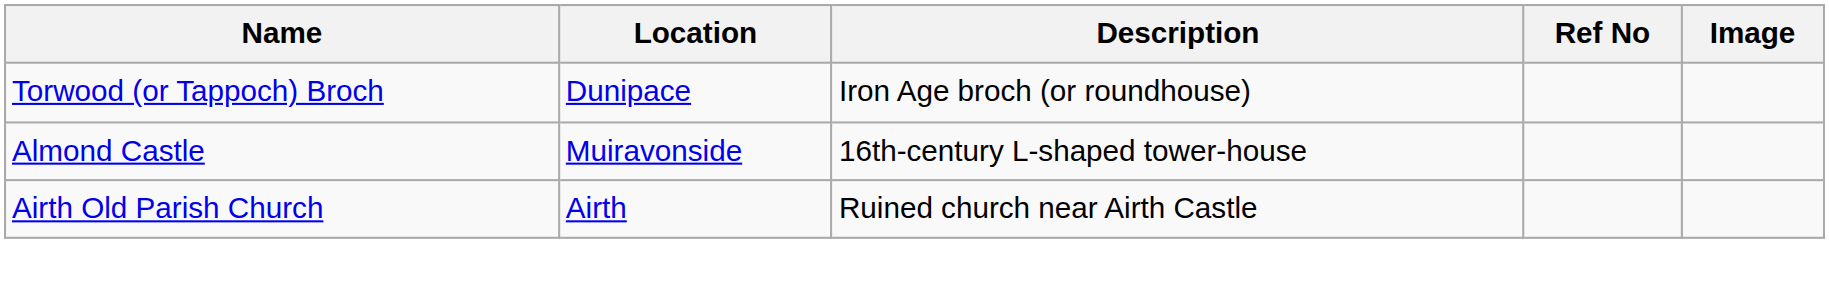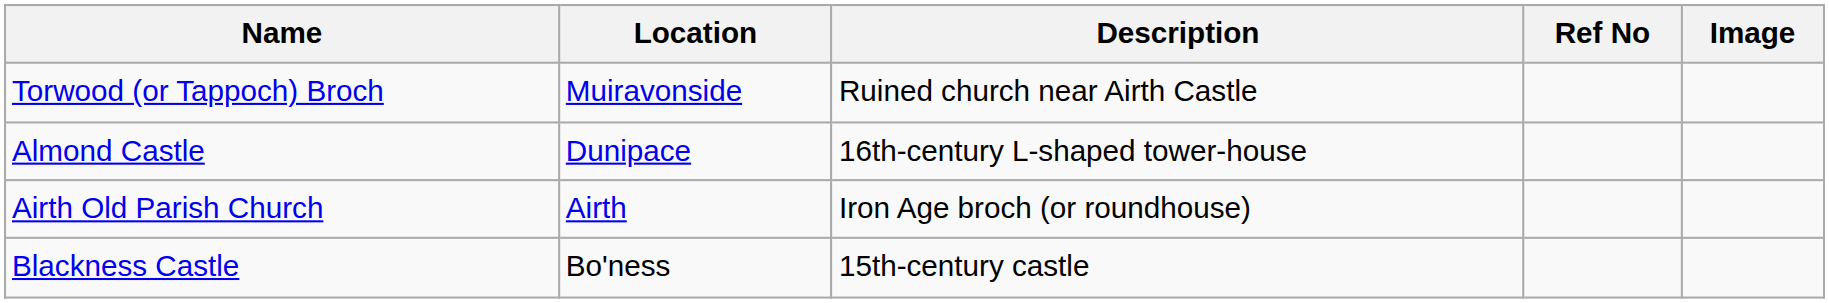(628, 91) Dunipace -> (654, 91) Muiravonside
(1045, 91) Iron Age broch (or roundhouse) -> (1048, 91) Ruined church near Airth Castle
(654, 150) Muiravonside -> (628, 150) Dunipace
(1048, 208) Ruined church near Airth Castle -> (1045, 208) Iron Age broch (or roundhouse)
+ row: (126, 267)
